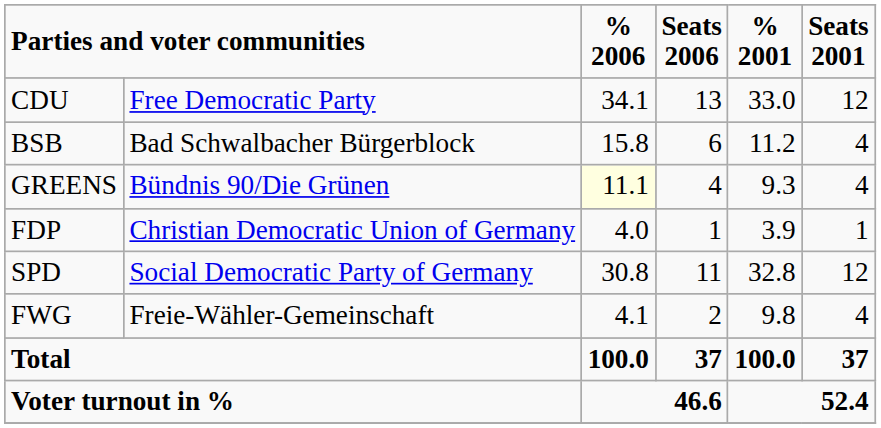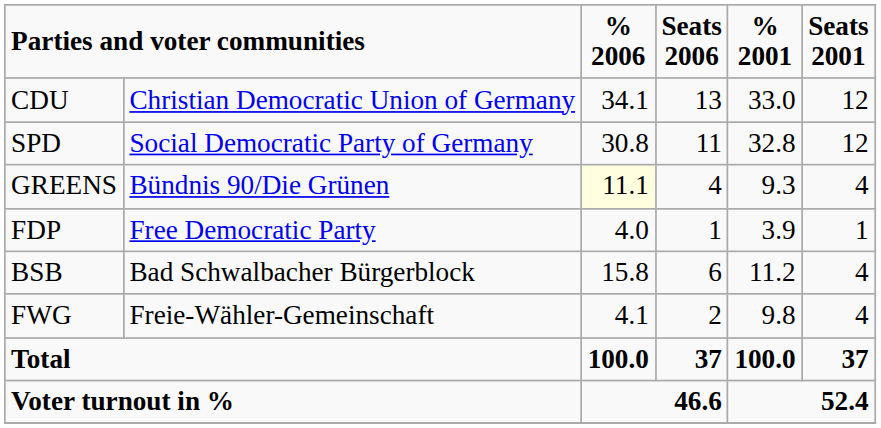(253, 99) Free Democratic Party -> (352, 99) Christian Democratic Union of Germany
rows swapped: (36, 272) <-> (37, 142)
(352, 229) Christian Democratic Union of Germany -> (253, 229) Free Democratic Party
